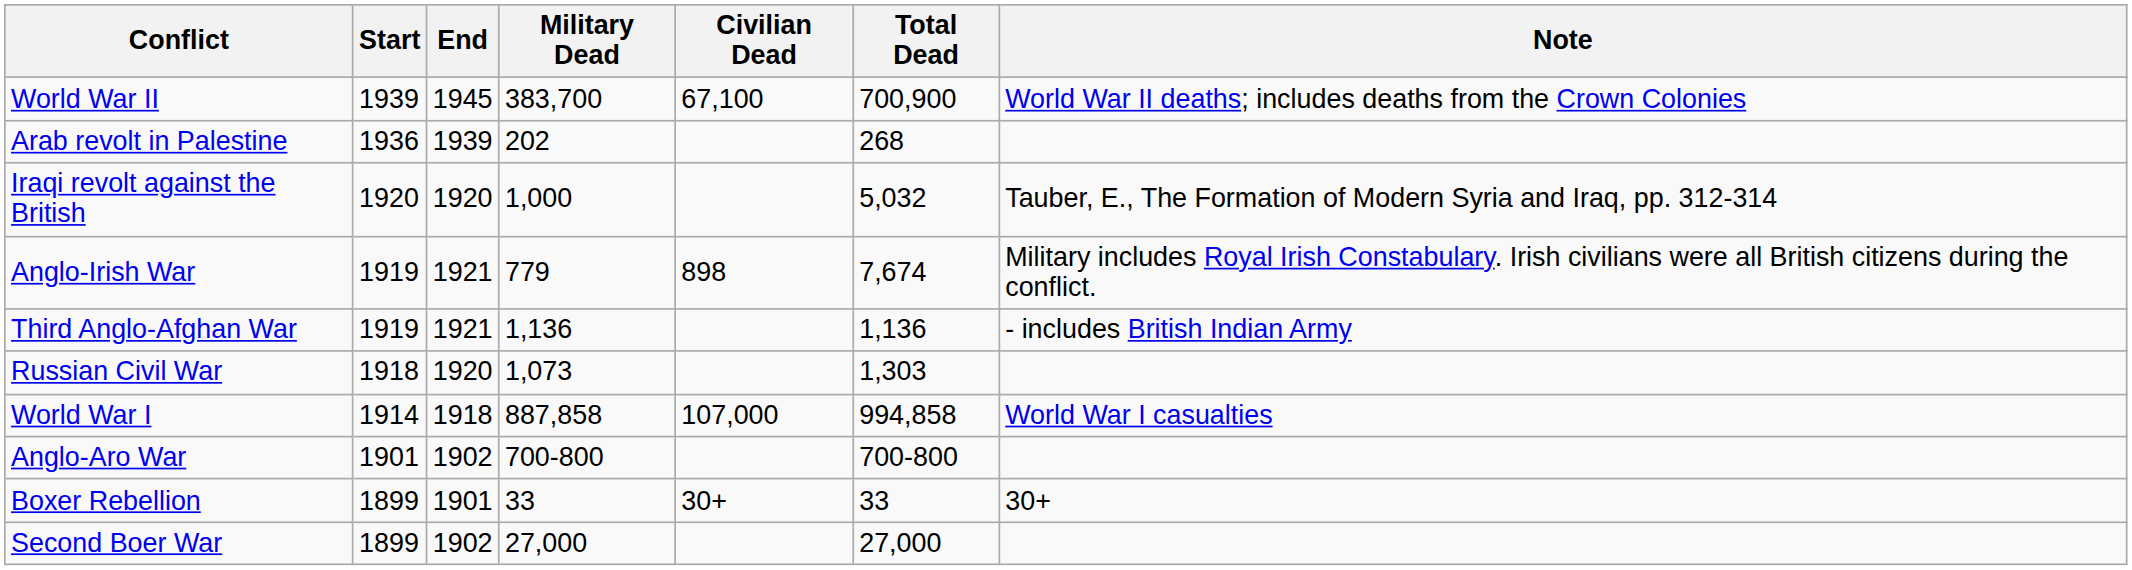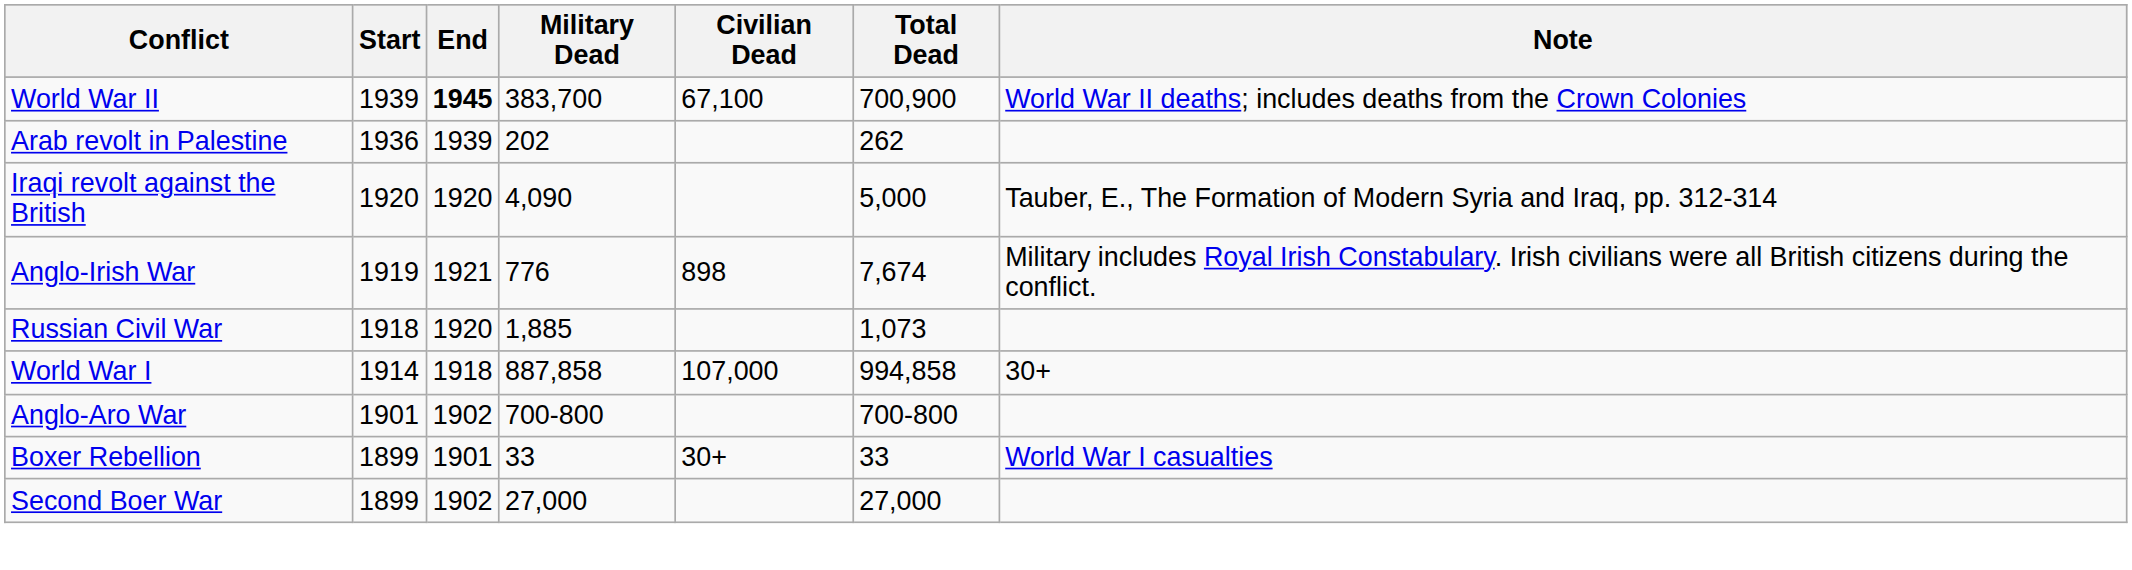(463, 98) normal -> (463, 98) bold
(882, 141) 268 -> (882, 141) 262
(539, 199) 1,000 -> (539, 199) 4,090
(893, 199) 5,032 -> (893, 199) 5,000
(527, 271) 779 -> (527, 271) 776
- row: (154, 329)
(539, 372) 1,073 -> (539, 329) 1,885
(893, 372) 1,303 -> (893, 329) 1,073
(1139, 414) World War I casualties -> (1028, 372) 30+
(1028, 500) 30+ -> (1139, 457) World War I casualties
